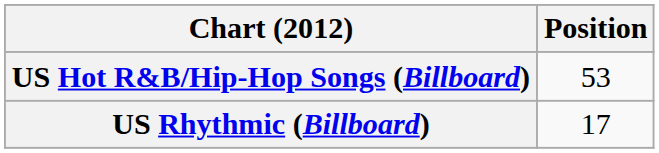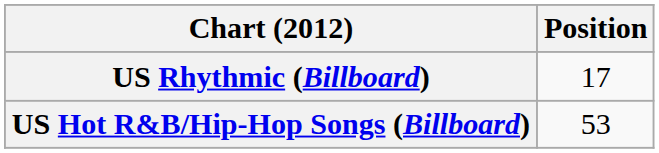rows swapped: (271, 76) <-> (271, 123)
